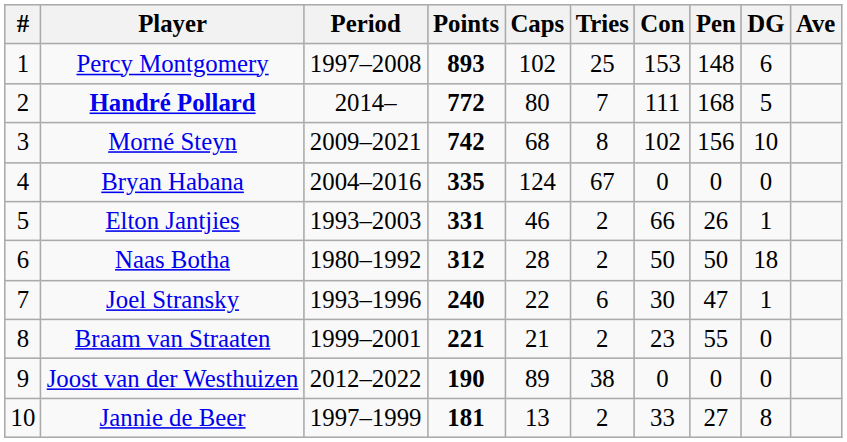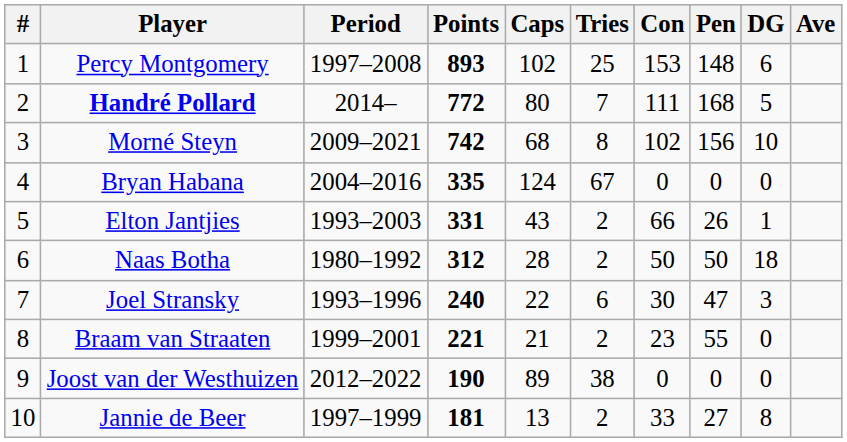(537, 220) 46 -> (537, 220) 43
(766, 299) 1 -> (766, 299) 3
